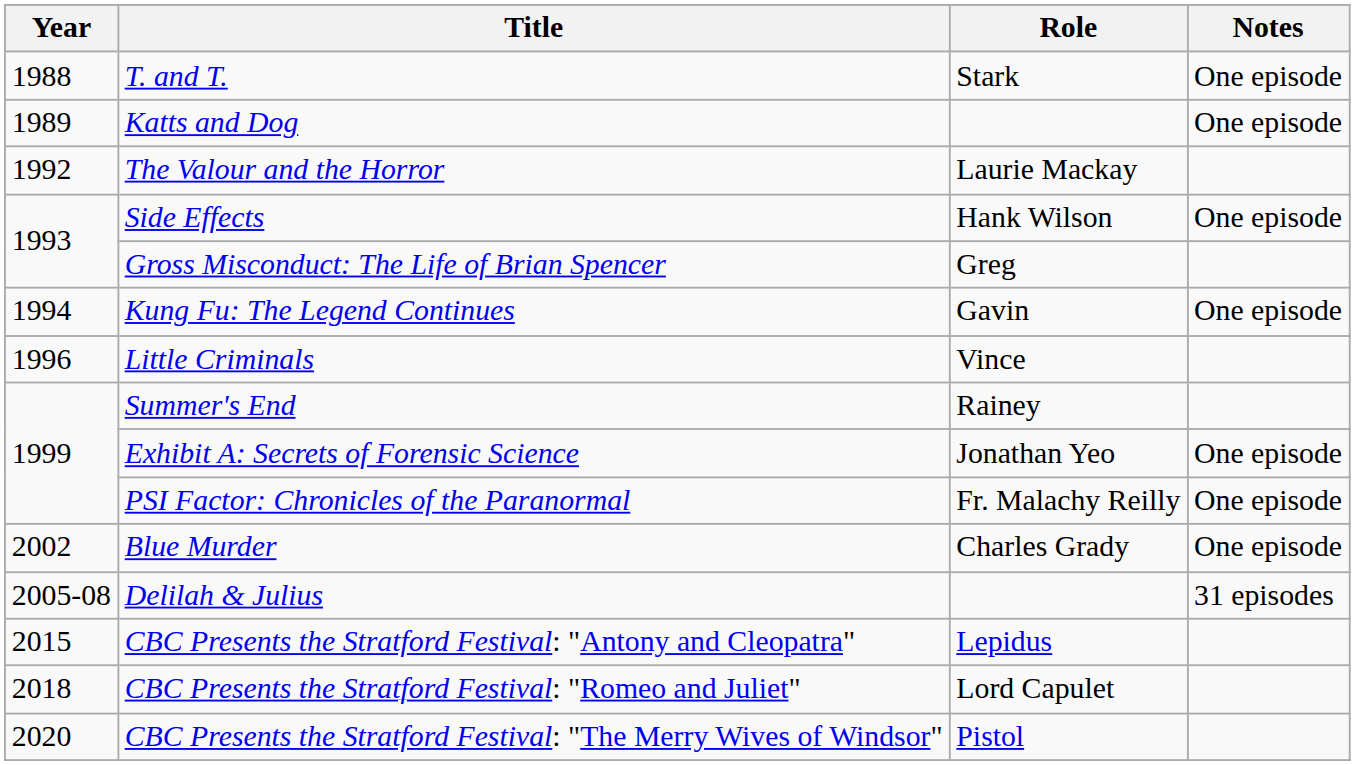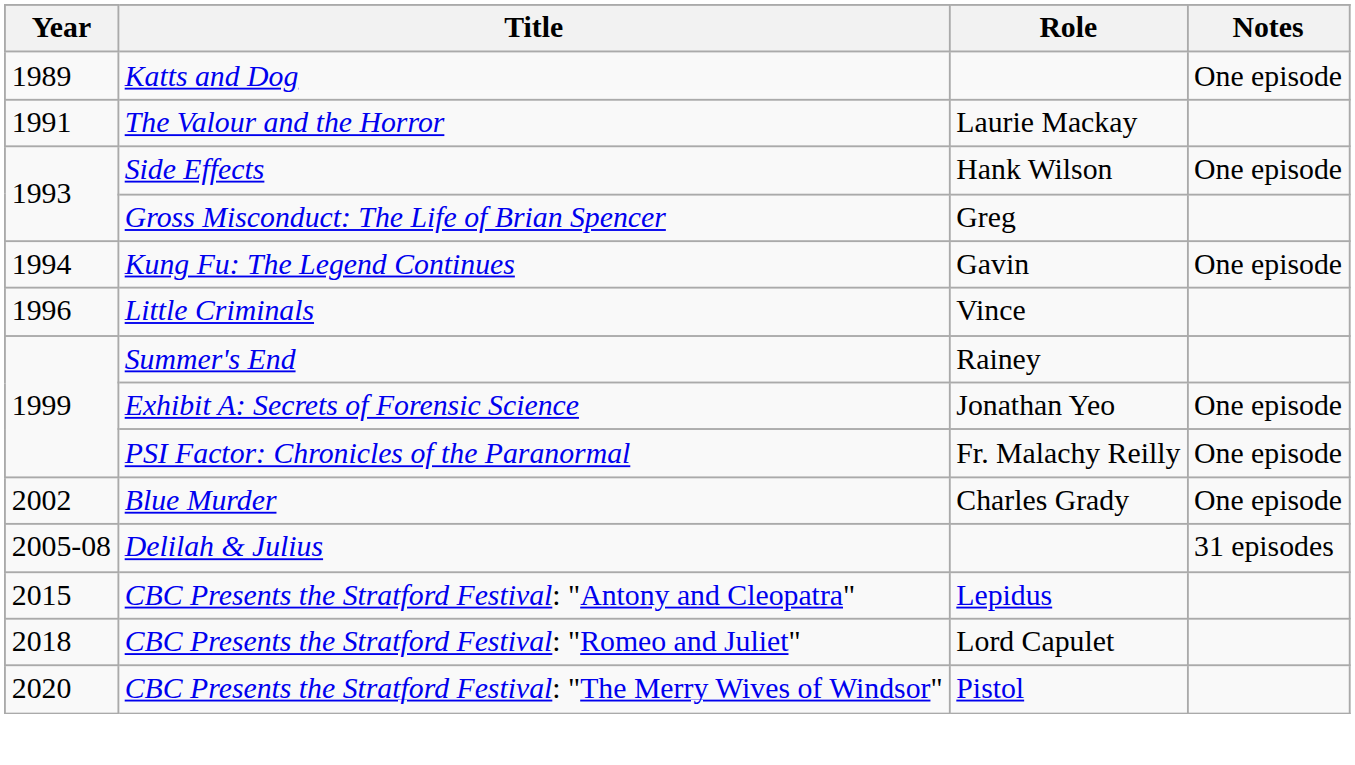- row: (176, 75)
(42, 169) 1992 -> (42, 122) 1991
